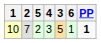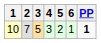columns swapped: (60, 12) <-> (38, 12)
